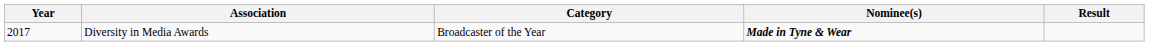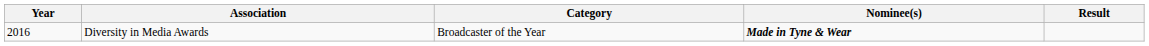(19, 31) 2017 -> (19, 31) 2016
